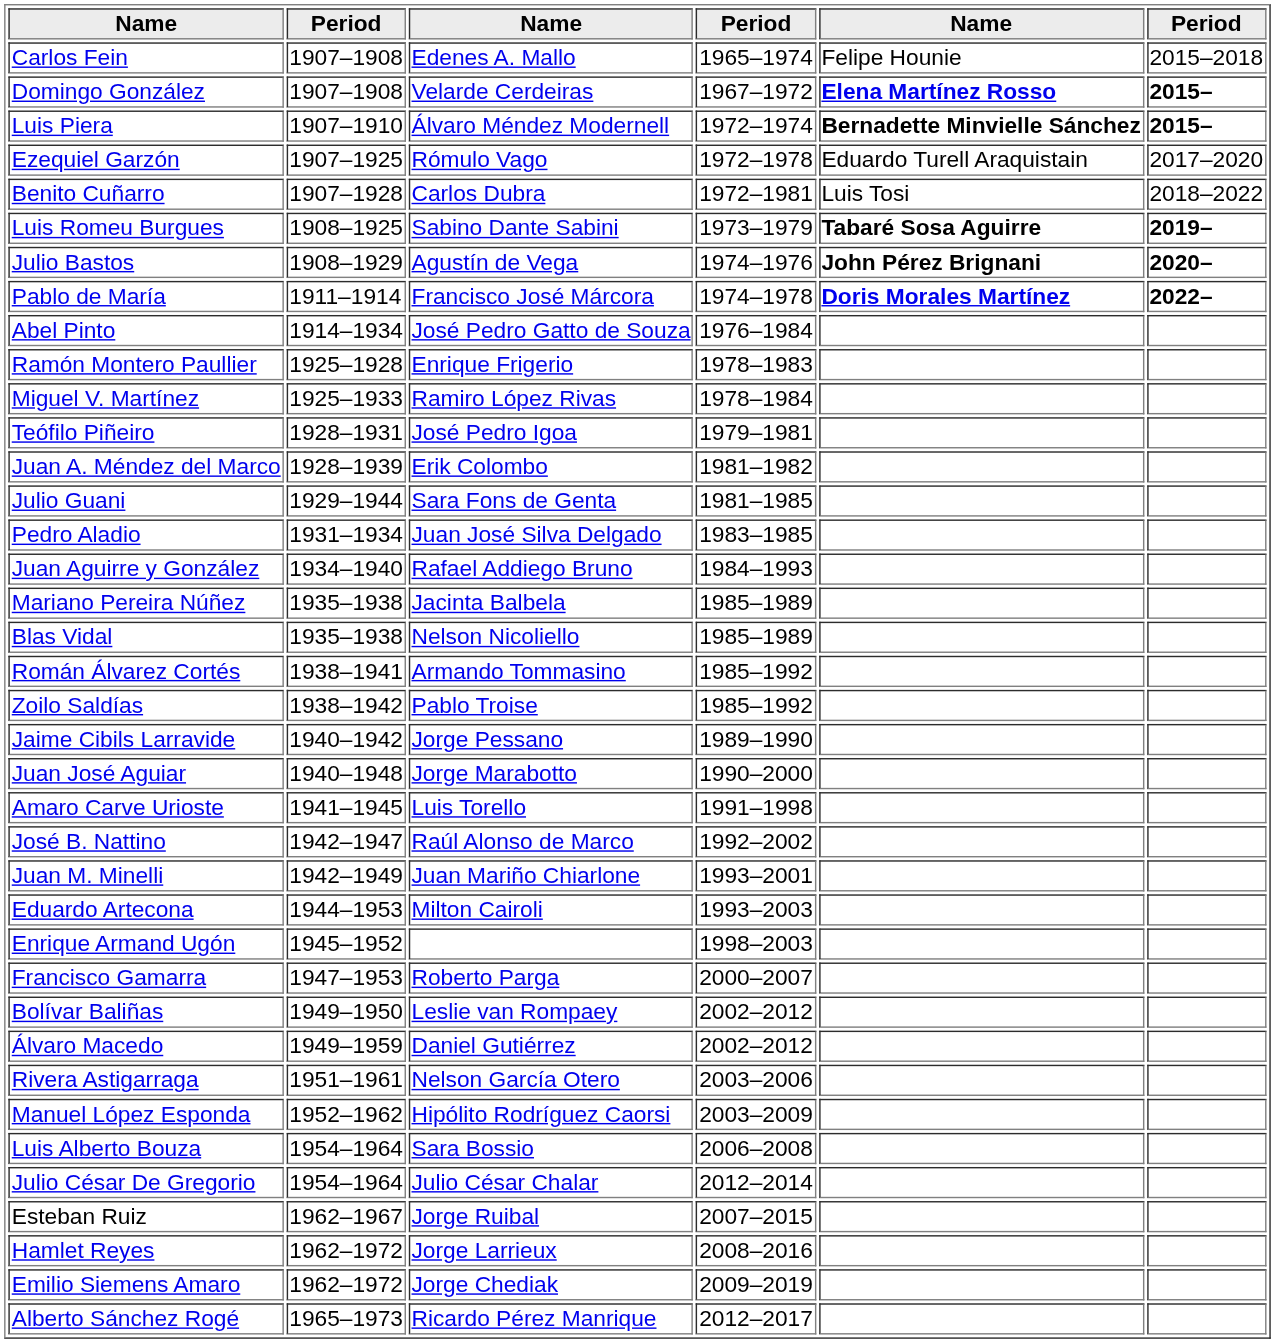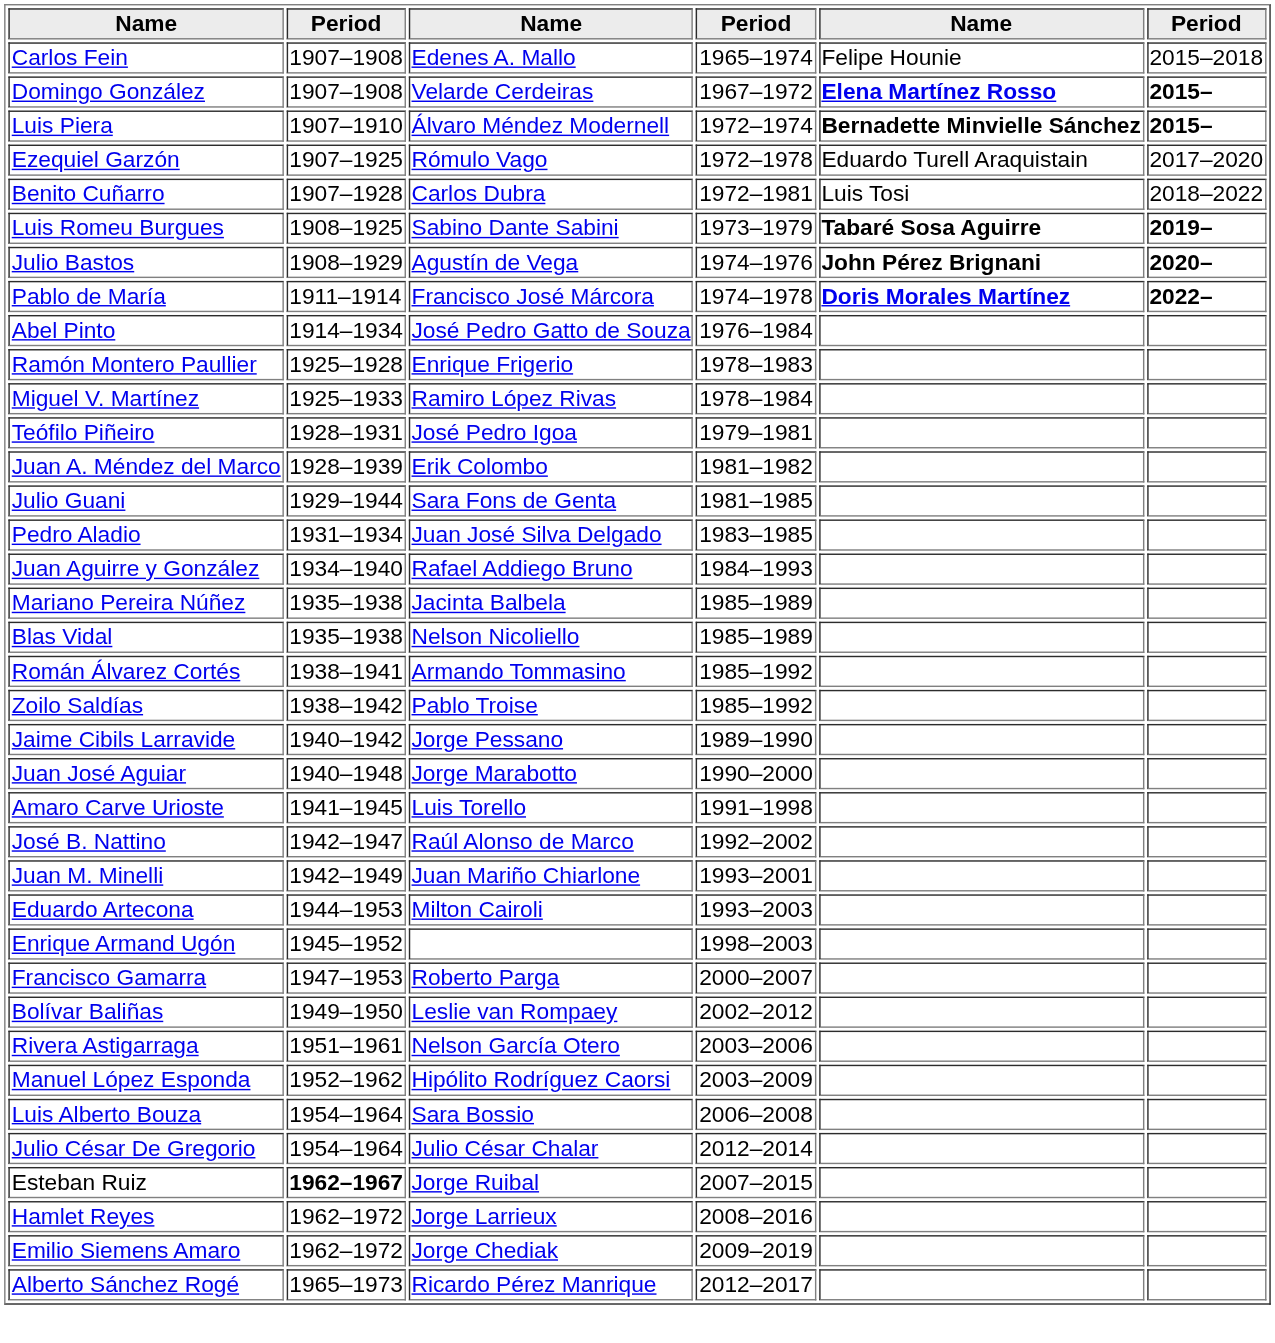- row: (88, 1046)
(346, 1216) normal -> (346, 1182) bold
